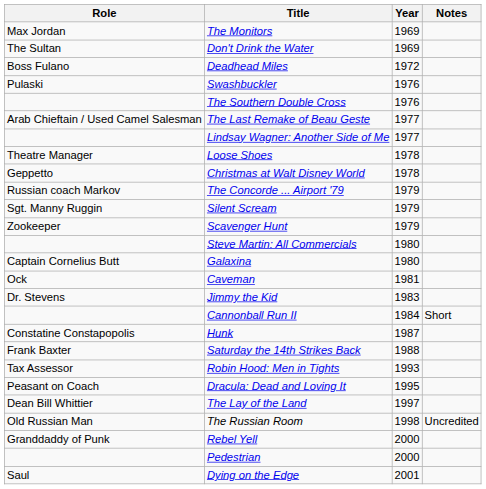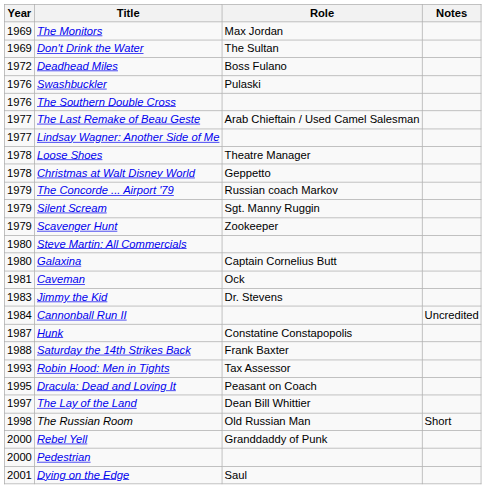columns swapped: (407, 13) <-> (104, 13)
(438, 315) Short -> (452, 315) Uncredited
(452, 421) Uncredited -> (438, 421) Short
